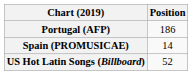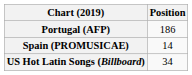(168, 62) 52 -> (168, 62) 34
